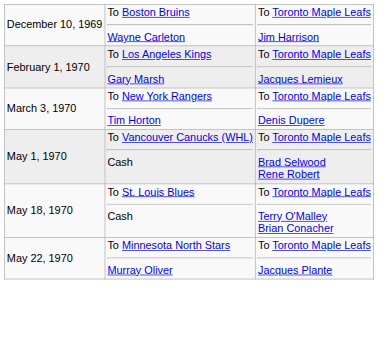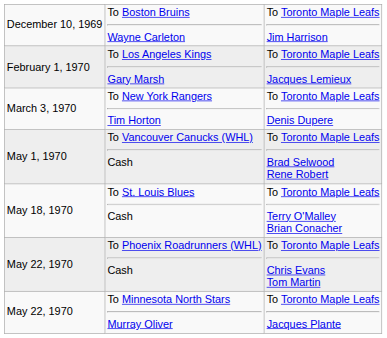+ row: (185, 258)
